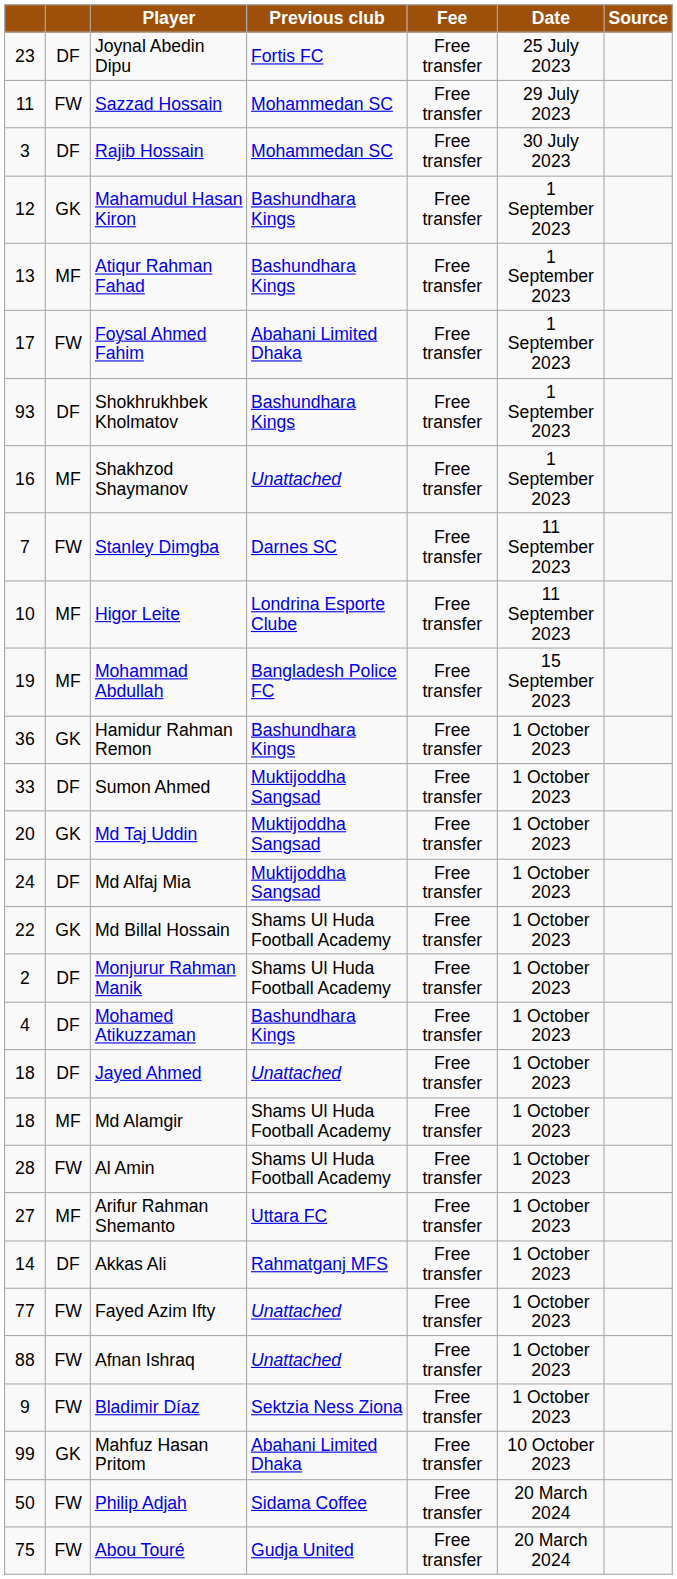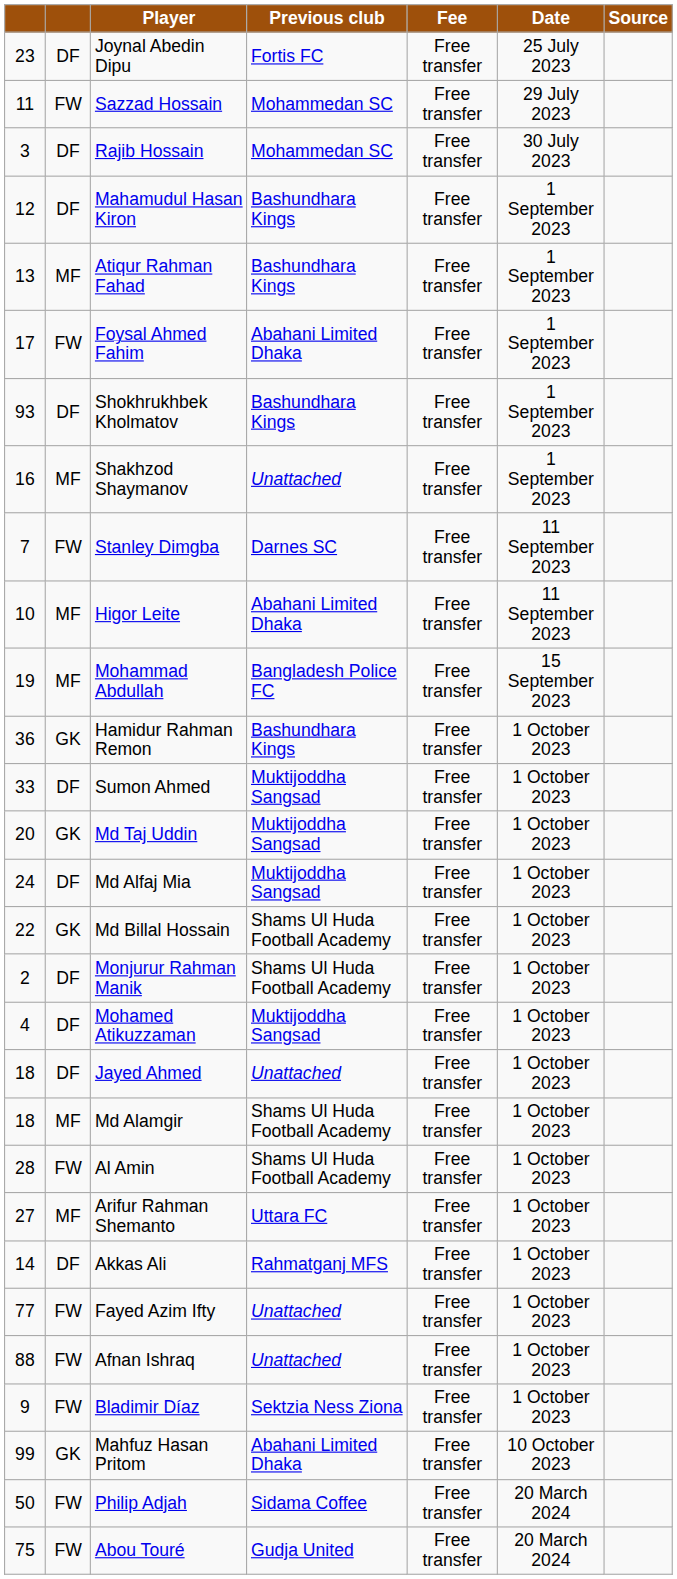(68, 209) GK -> (68, 209) DF
(318, 614) Londrina Esporte Clube -> (314, 614) Abahani Limited Dhaka
(303, 1025) Bashundhara Kings -> (298, 1025) Muktijoddha Sangsad
